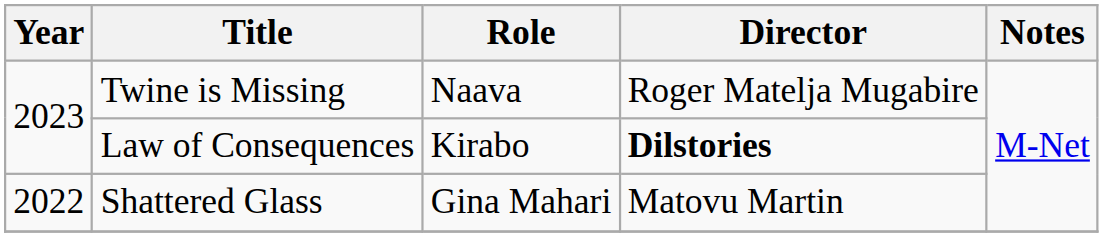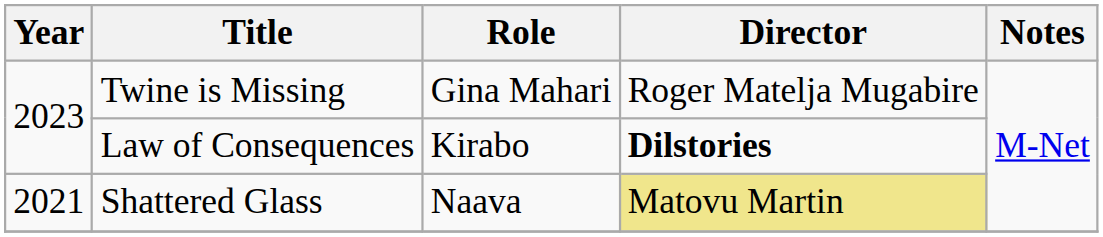(476, 88) Naava -> (521, 88) Gina Mahari
(49, 201) 2022 -> (49, 201) 2021
(521, 201) Gina Mahari -> (476, 201) Naava
(736, 201) no background -> (736, 201) khaki background
